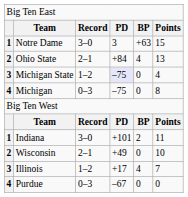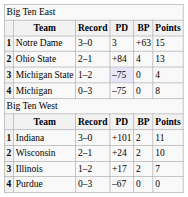(119, 153) +49 -> (119, 153) +24
(138, 153) 0 -> (138, 153) 2
(138, 169) 4 -> (138, 169) 2
